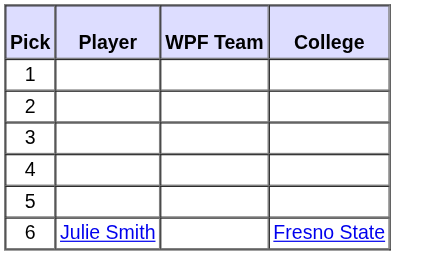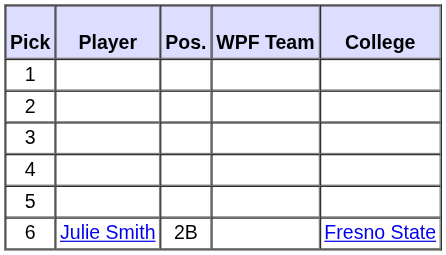+ column: (186, 42)
